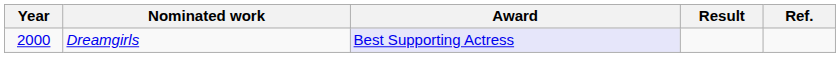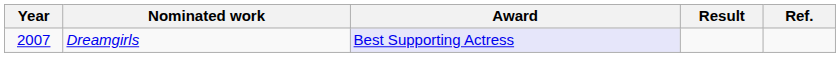(34, 40) 2000 -> (34, 40) 2007
